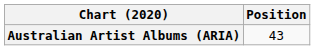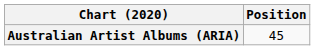(276, 35) 43 -> (276, 35) 45
